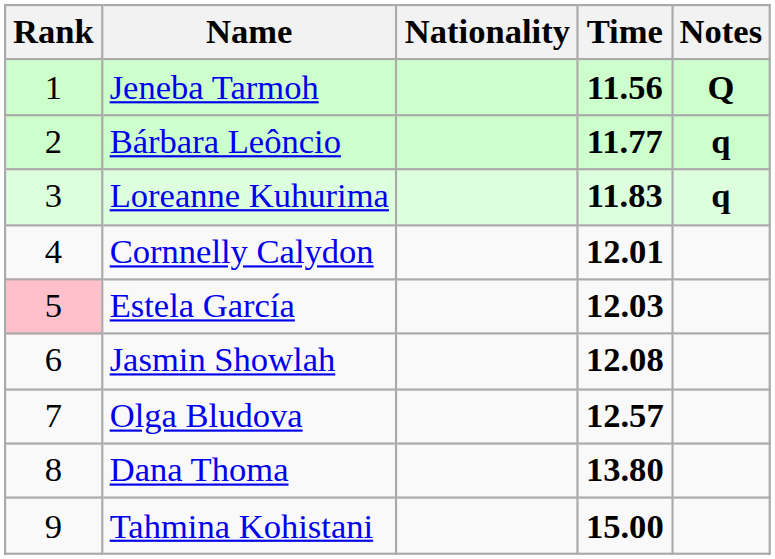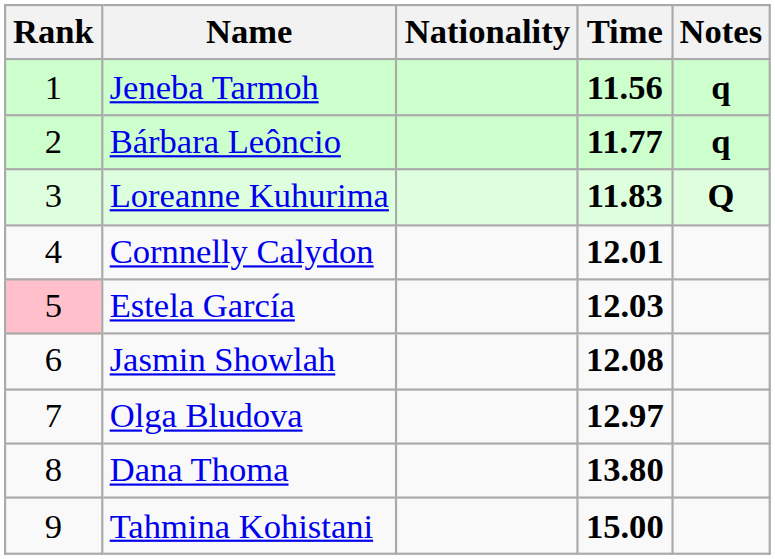(721, 86) Q -> (721, 86) q
(721, 196) q -> (721, 196) Q
(625, 415) 12.57 -> (625, 415) 12.97
